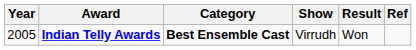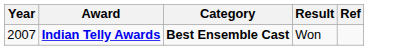- column: (316, 14)
(22, 34) 2005 -> (22, 34) 2007
